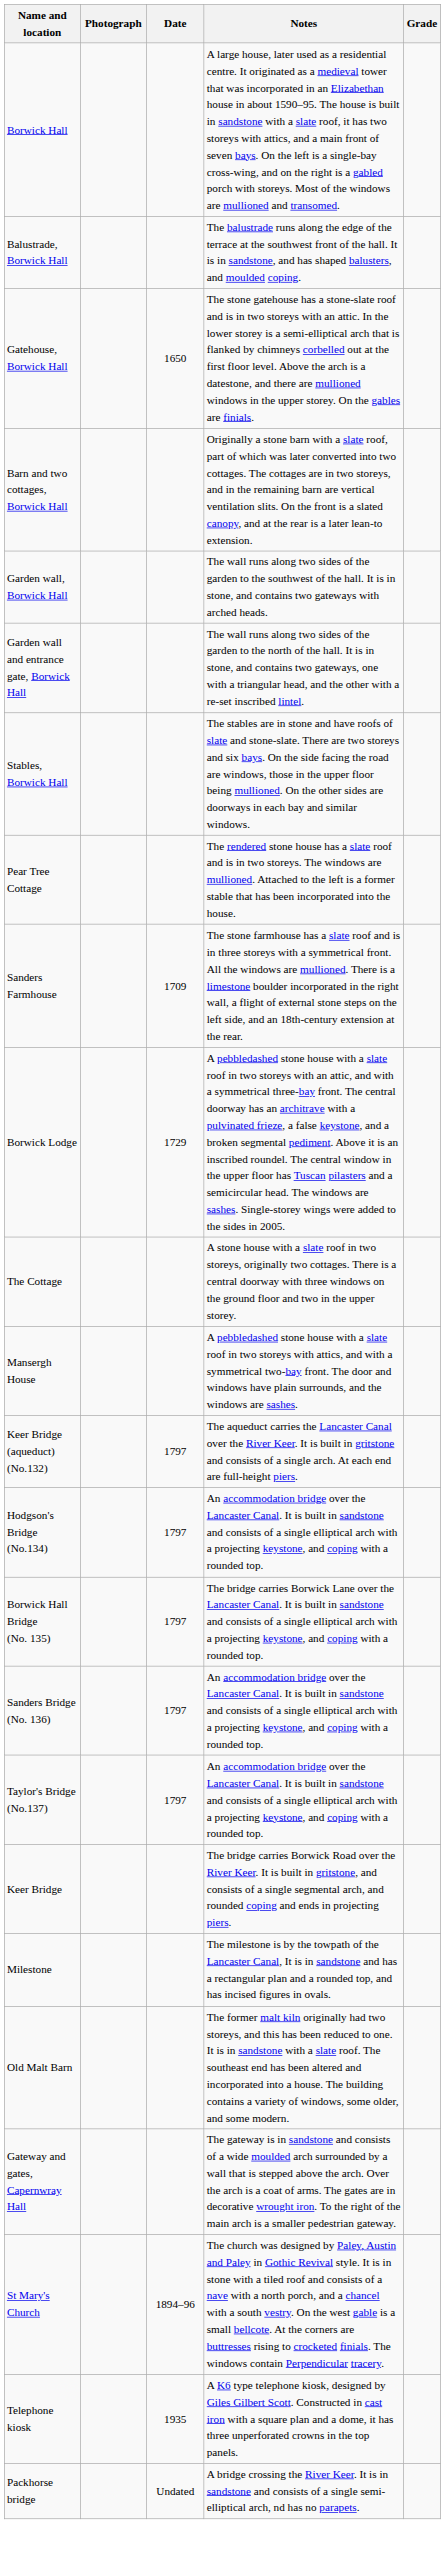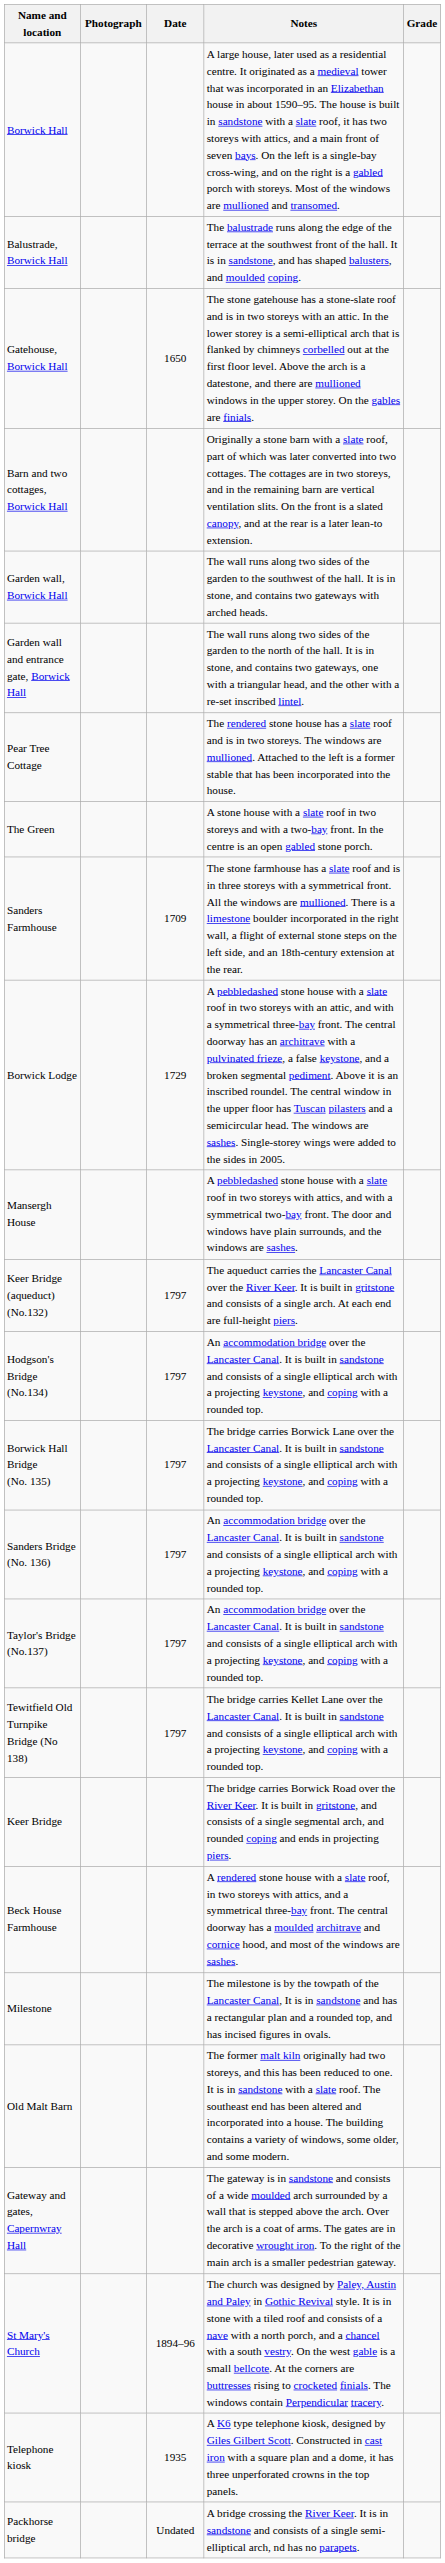- row: (37, 774)
+ row: (31, 829)
- row: (34, 1281)
+ row: (40, 1732)
+ row: (34, 1919)
